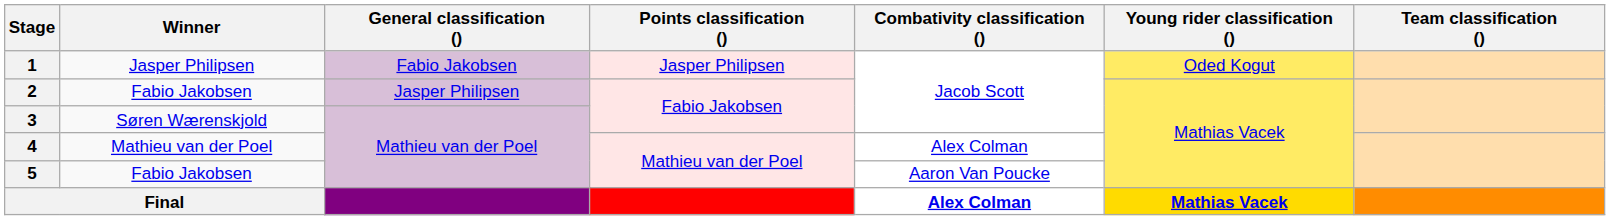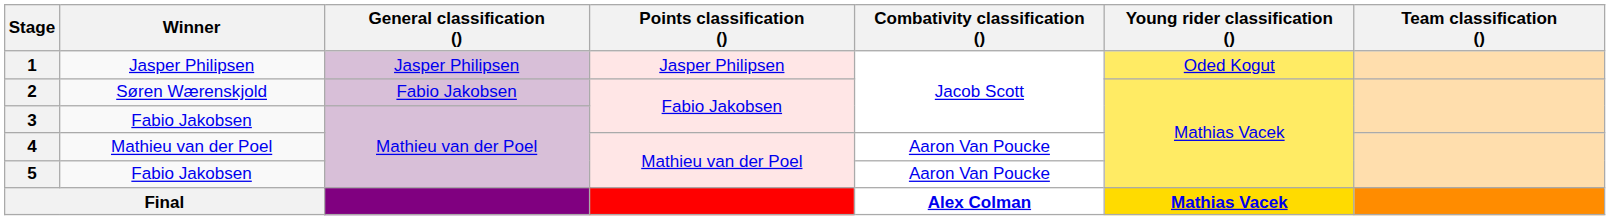(457, 65) Fabio Jakobsen -> (457, 65) Jasper Philipsen
(192, 92) Fabio Jakobsen -> (192, 92) Søren Wærenskjold
(457, 92) Jasper Philipsen -> (457, 92) Fabio Jakobsen
(192, 120) Søren Wærenskjold -> (192, 120) Fabio Jakobsen
(979, 147) Alex Colman -> (979, 147) Aaron Van Poucke
